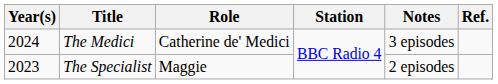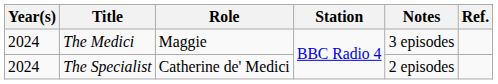(224, 41) Catherine de' Medici -> (183, 41) Maggie
(24, 66) 2023 -> (24, 66) 2024
(183, 66) Maggie -> (224, 66) Catherine de' Medici
